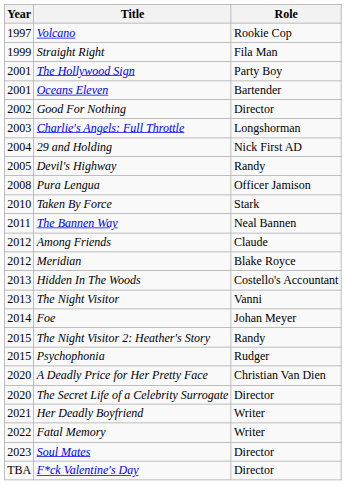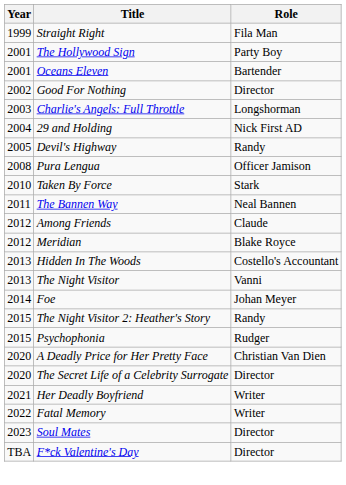- row: (56, 33)
